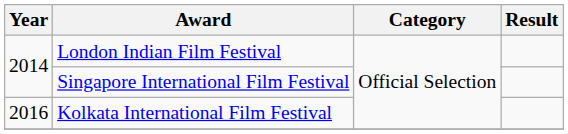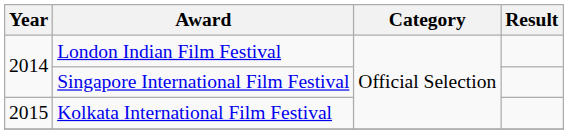(29, 112) 2016 -> (29, 112) 2015
